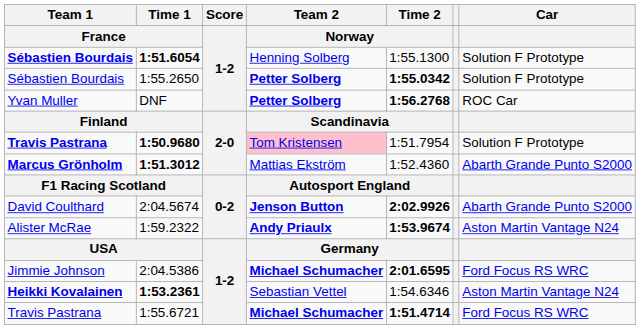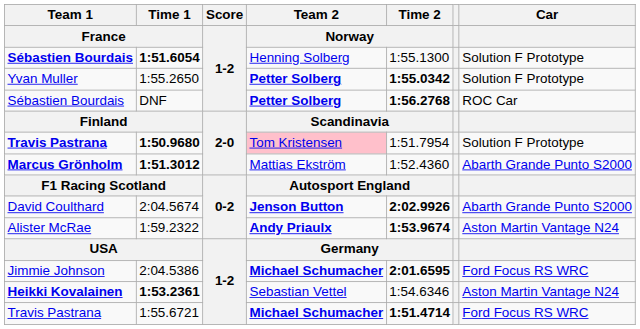(66, 79) Sébastien Bourdais -> (43, 79) Yvan Muller
(43, 100) Yvan Muller -> (66, 100) Sébastien Bourdais
